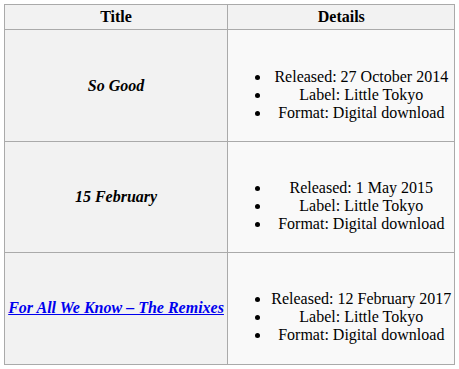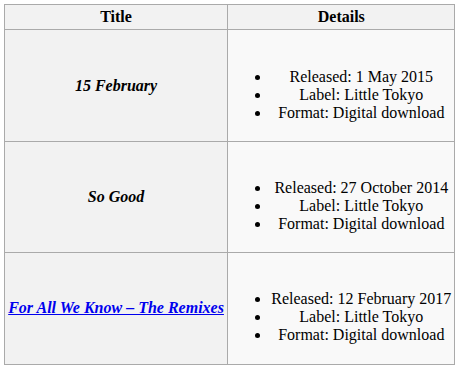rows swapped: (116, 85) <-> (116, 196)
